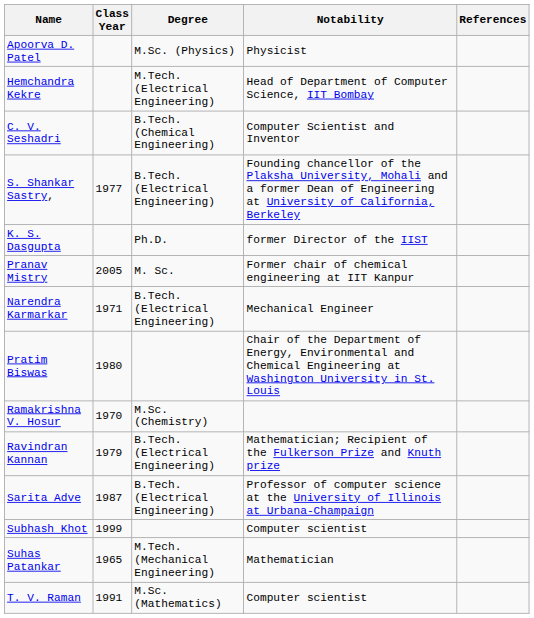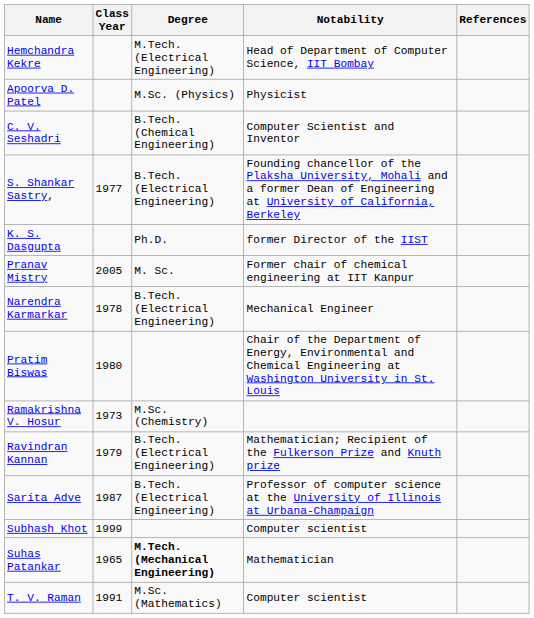rows swapped: (41, 51) <-> (41, 89)
(109, 309) 1971 -> (109, 309) 1978
(109, 416) 1970 -> (109, 416) 1973
(175, 560) normal -> (175, 560) bold
